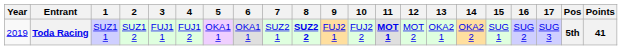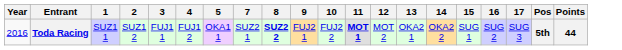- column: (248, 11)
(17, 32) 2019 -> (17, 32) 2016
(600, 32) 41 -> (570, 32) 44
